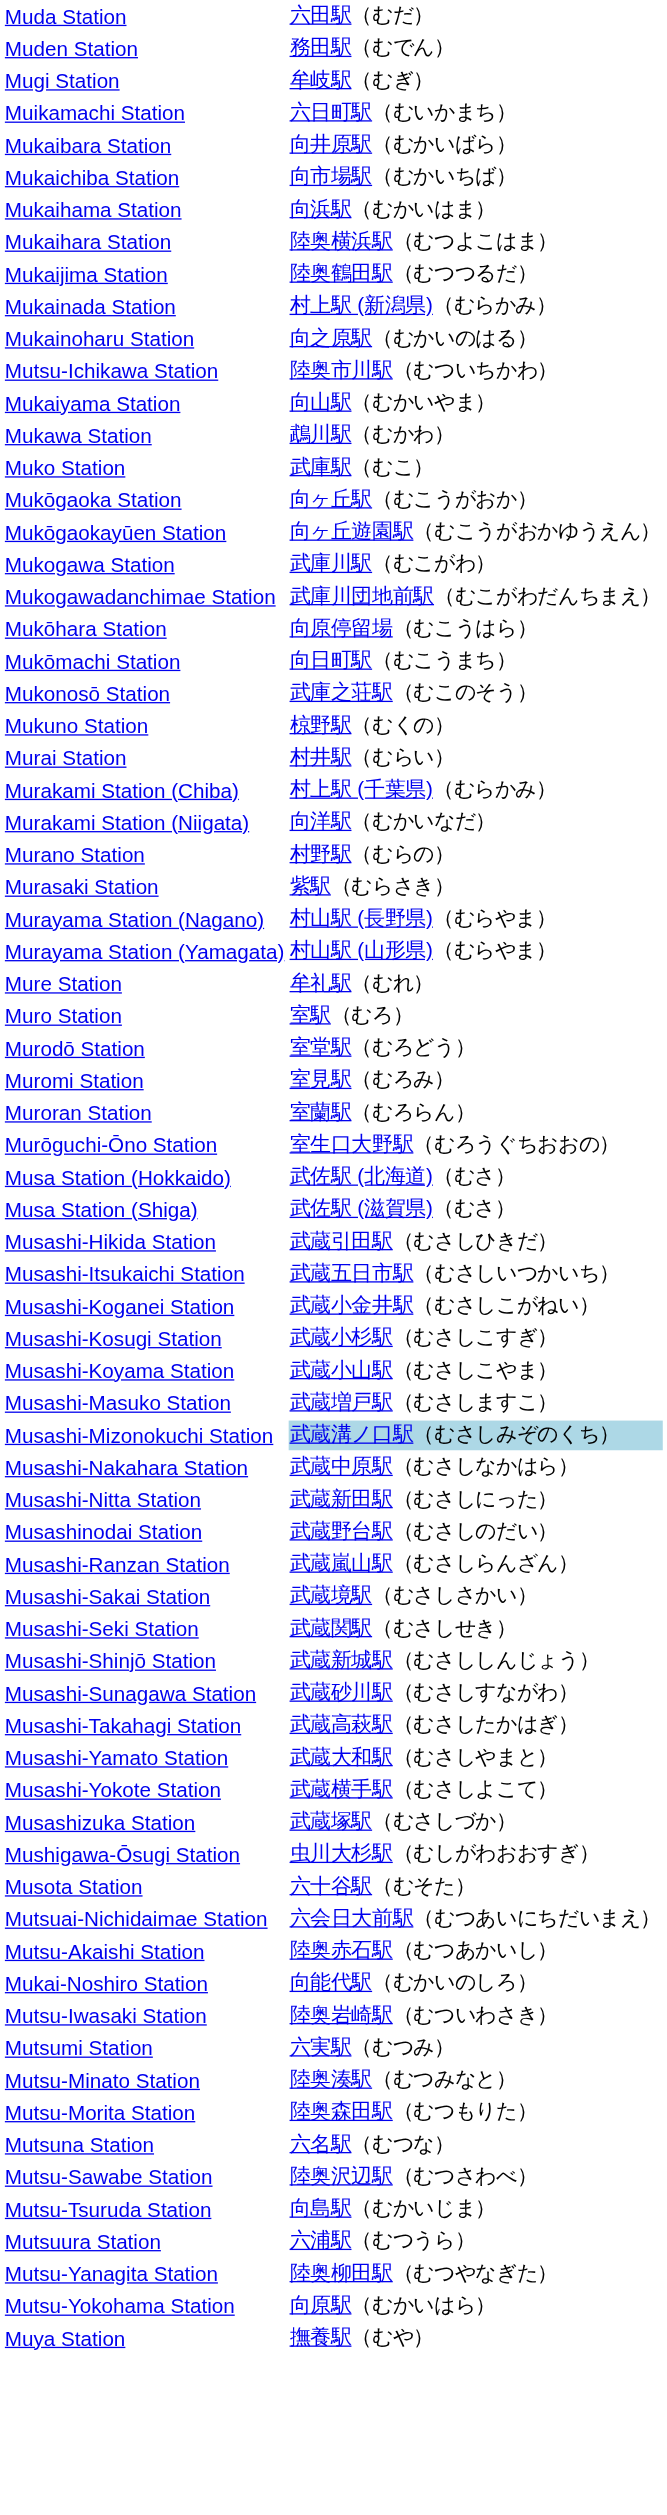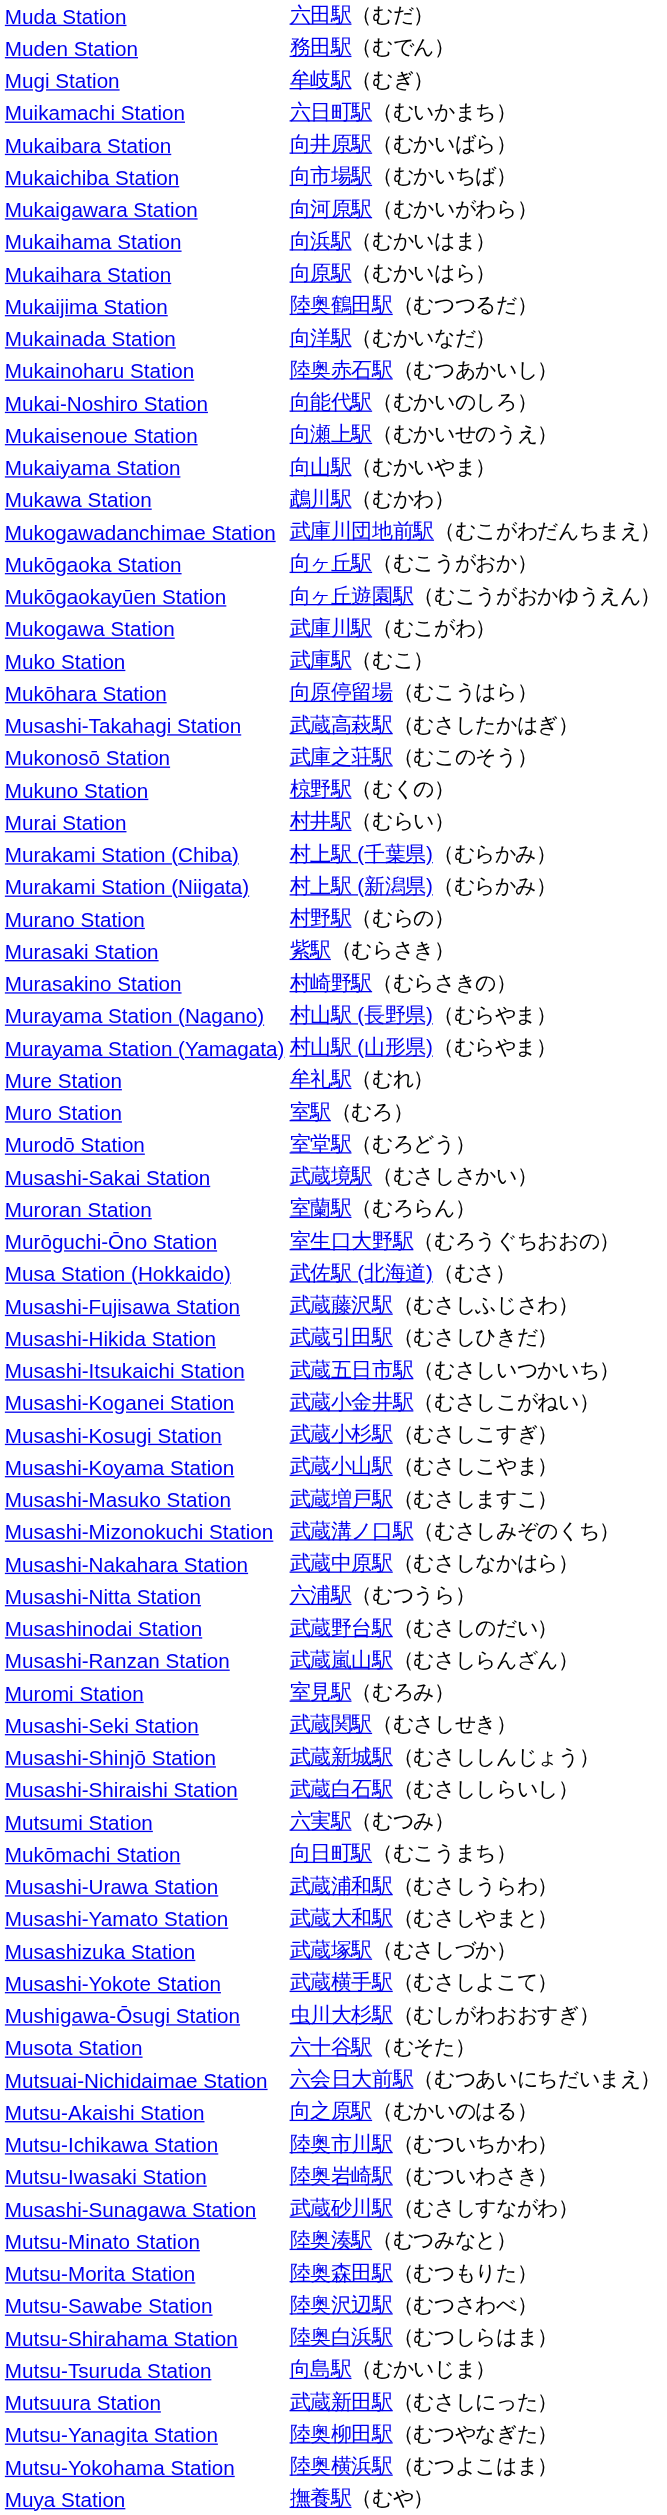+ row: (101, 209)
(424, 241) 陸奥横浜駅（むつよこはま） -> (393, 273) 向原駅（むかいはら）
(423, 305) 村上駅 (新潟県)（むらかみ） -> (393, 338) 向洋駅（むかいなだ）
(413, 338) 向之原駅（むかいのはる） -> (424, 370) 陸奥赤石駅（むつあかいし）
rows swapped: (106, 1983) <-> (112, 371)
+ row: (101, 435)
rows swapped: (65, 467) <-> (140, 596)
rows swapped: (93, 661) <-> (123, 1725)
(393, 821) 向洋駅（むかいなだ） -> (423, 886) 村上駅 (新潟県)（むらかみ）
+ row: (93, 983)
rows swapped: (74, 1080) <-> (108, 1596)
- row: (101, 1209)
+ row: (122, 1306)
(455, 1434) lightblue background -> (455, 1531) no background
(424, 1499) 武蔵新田駅（むさしにった） -> (382, 1595) 六浦駅（むつうら）
+ row: (121, 1790)
rows swapped: (131, 1693) <-> (79, 2048)
+ row: (112, 1886)
rows swapped: (113, 1790) <-> (100, 1822)
(424, 1950) 陸奥赤石駅（むつあかいし） -> (413, 2111) 向之原駅（むかいのはる）
- row: (79, 2144)
+ row: (121, 2338)
(382, 2240) 六浦駅（むつうら） -> (424, 2402) 武蔵新田駅（むさしにった）
(393, 2305) 向原駅（むかいはら） -> (424, 2466) 陸奥横浜駅（むつよこはま）
